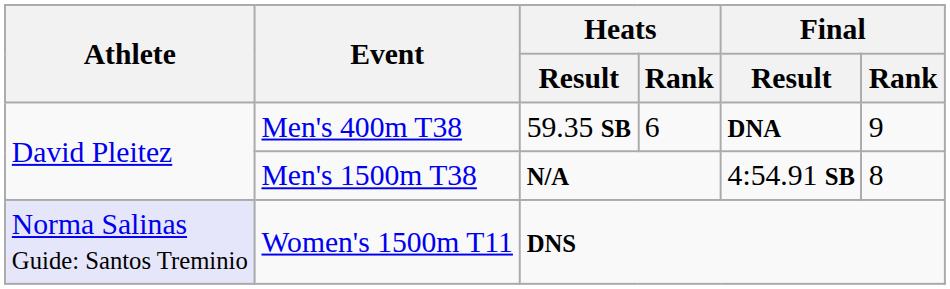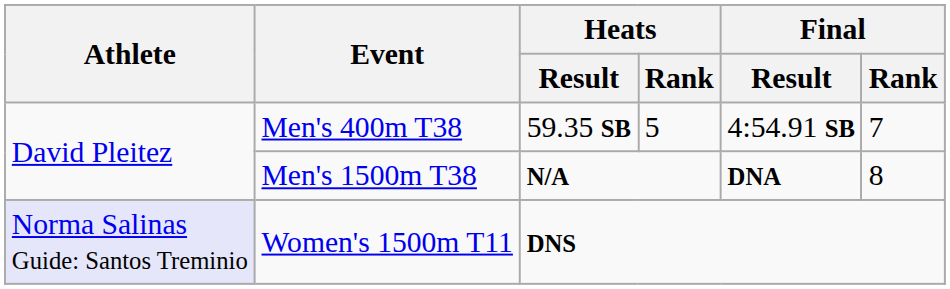(652, 126) 6 -> (652, 126) 5
(754, 126) DNA -> (791, 126) 4:54.91 SB
(876, 126) 9 -> (876, 126) 7
(791, 175) 4:54.91 SB -> (754, 175) DNA
